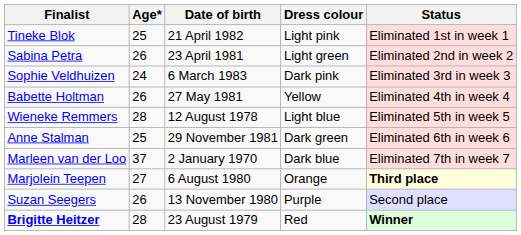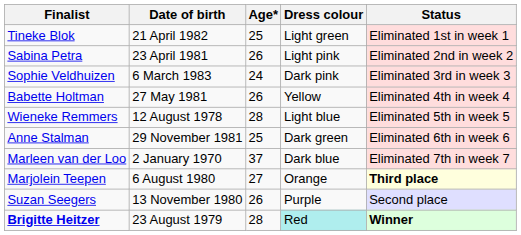columns swapped: (147, 14) <-> (223, 14)
(312, 35) Light pink -> (316, 35) Light green
(316, 55) Light green -> (312, 55) Light pink
(296, 220) no background -> (296, 220) paleturquoise background
